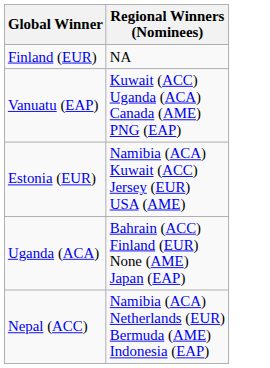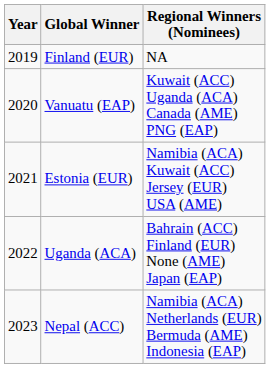+ column: (23, 24)
